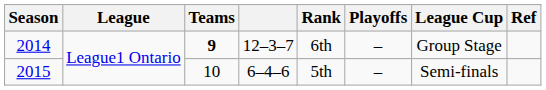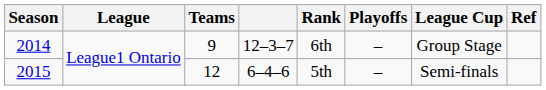(212, 44) bold -> (212, 44) normal
(212, 71) 10 -> (212, 71) 12
